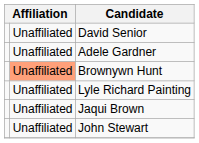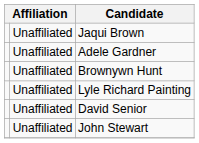rows swapped: (111, 109) <-> (112, 33)
(43, 71) lightsalmon background -> (43, 71) no background
